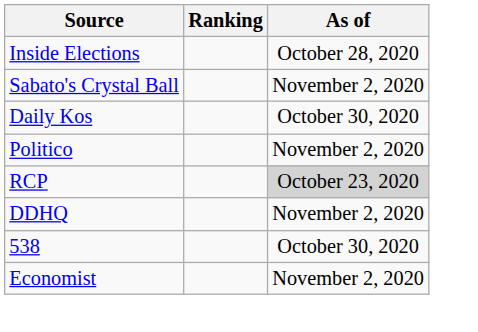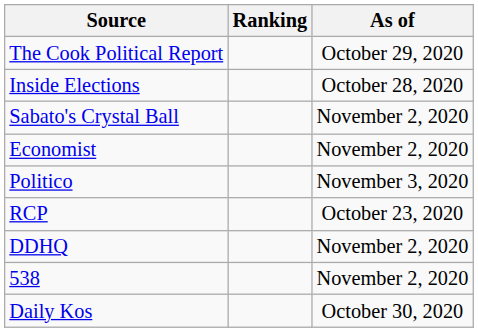+ row: (116, 52)
rows swapped: (51, 117) <-> (53, 278)
(348, 149) November 2, 2020 -> (392, 181) November 3, 2020
(348, 181) lightgrey background -> (392, 213) no background
(348, 246) October 30, 2020 -> (392, 278) November 2, 2020
